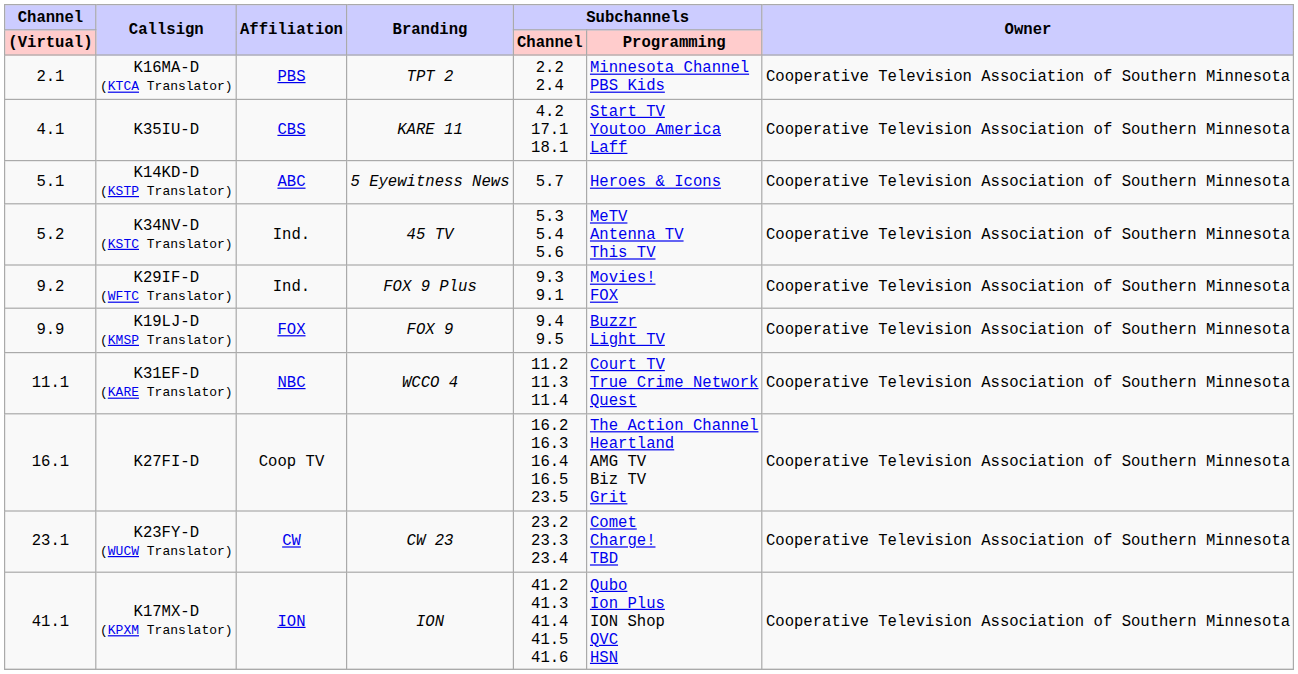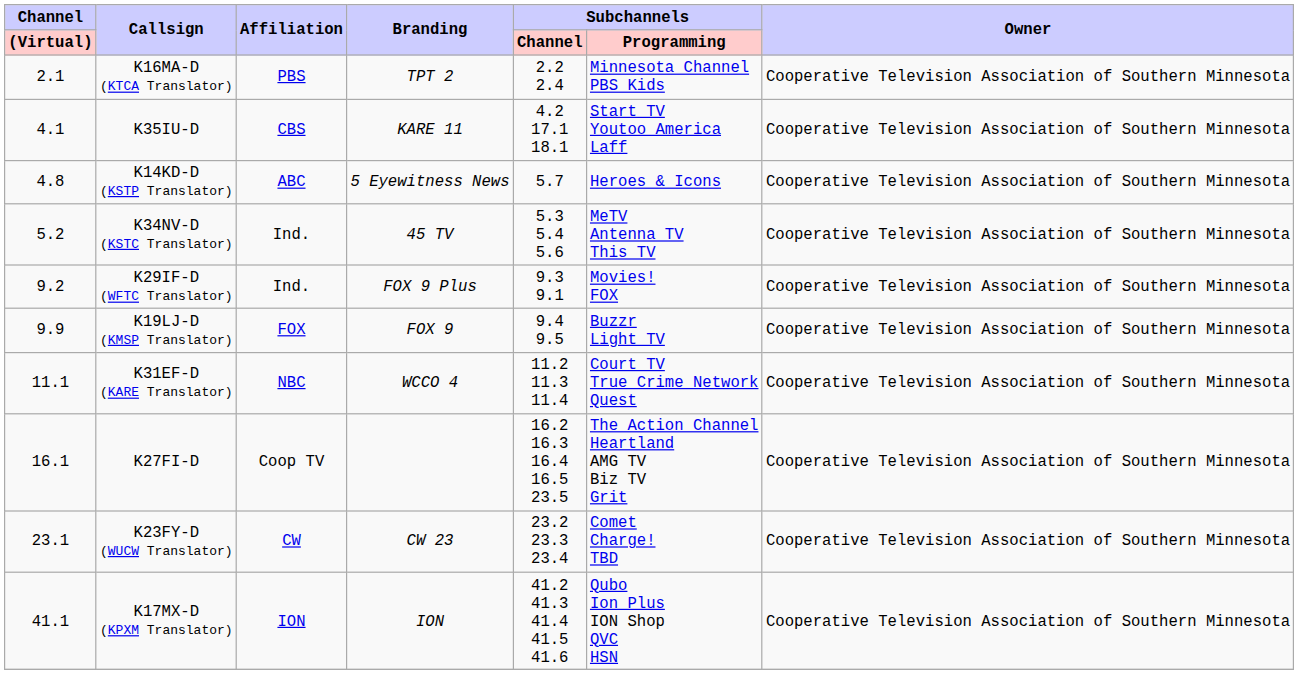(50, 182) 5.1 -> (50, 182) 4.8
